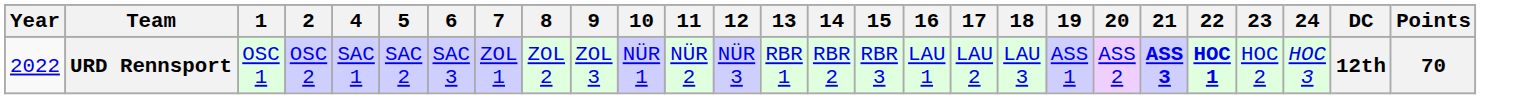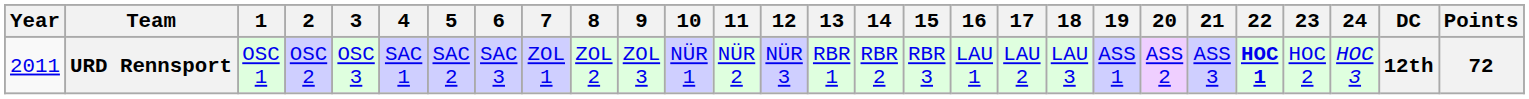+ column: (356, 21)
(35, 65) 2022 -> (35, 65) 2011
(1165, 65) bold -> (1212, 65) normal
(1434, 65) 70 -> (1481, 65) 72
